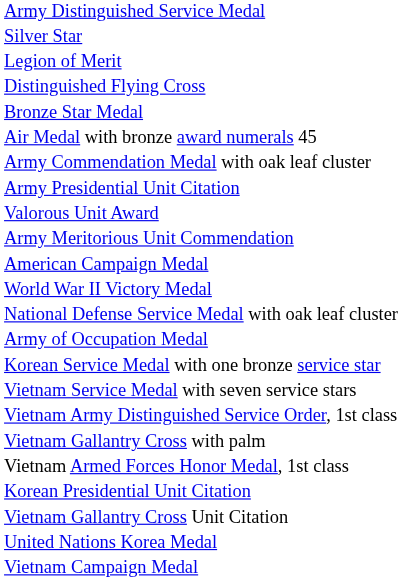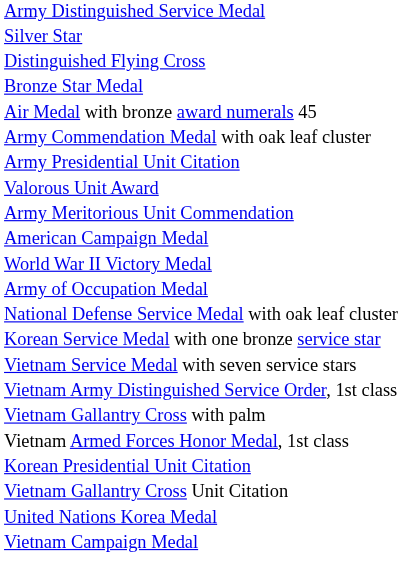- row: (63, 61)
rows swapped: (106, 339) <-> (201, 314)
